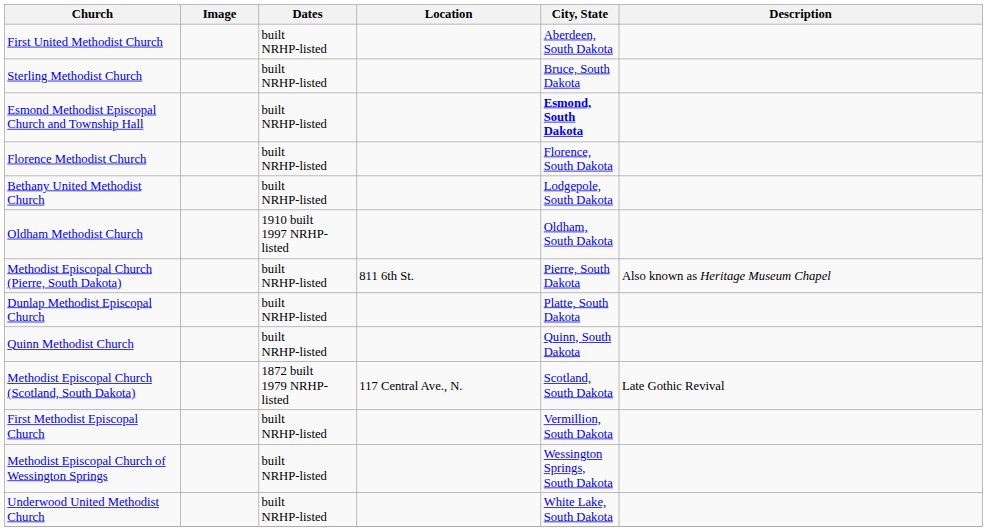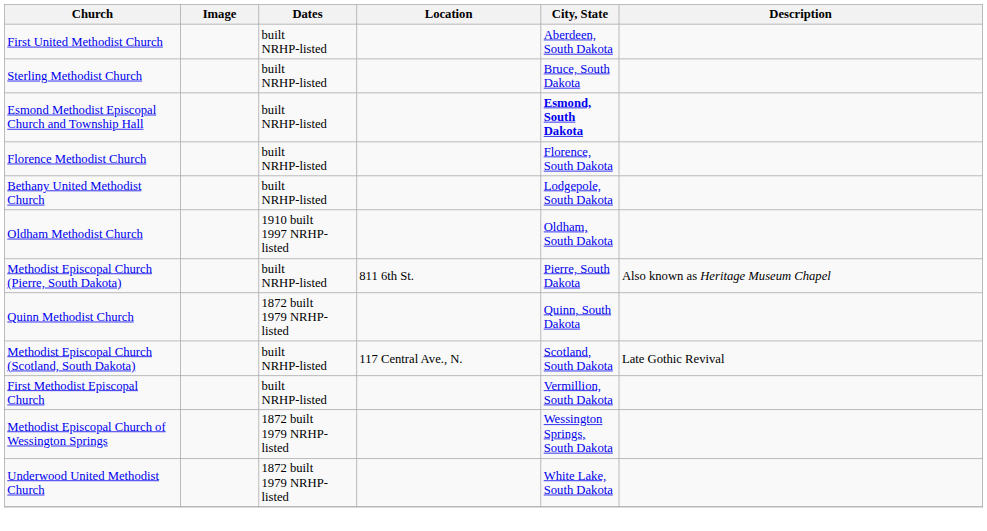- row: (80, 309)
(294, 344) built NRHP-listed -> (295, 317) 1872 built 1979 NRHP-listed
(295, 385) 1872 built 1979 NRHP-listed -> (294, 358) built NRHP-listed
(294, 468) built NRHP-listed -> (295, 434) 1872 built 1979 NRHP-listed
(294, 509) built NRHP-listed -> (295, 482) 1872 built 1979 NRHP-listed
